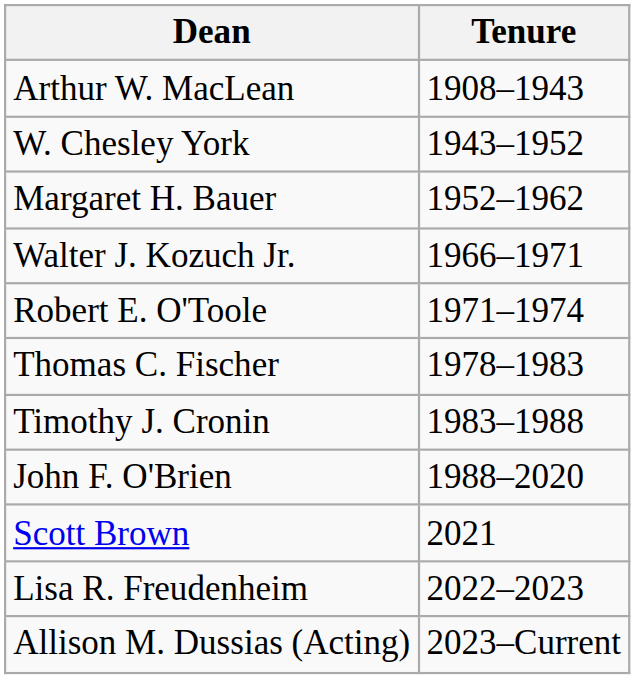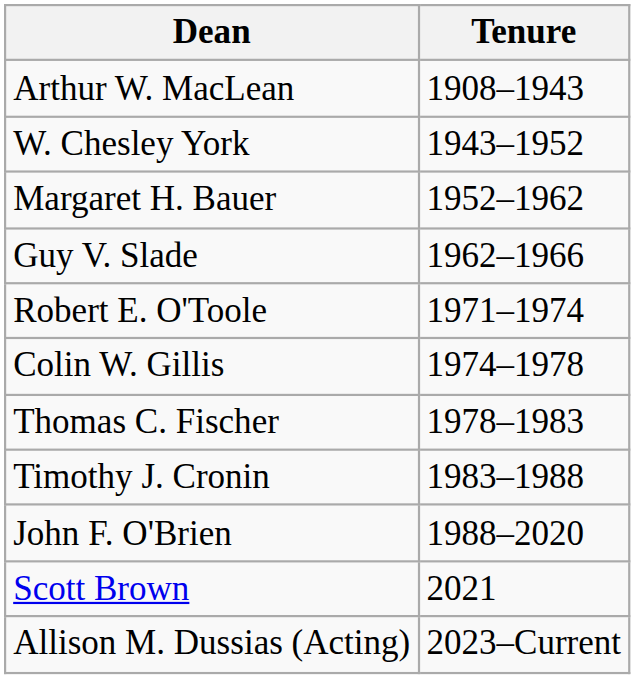+ row: (105, 254)
- row: (154, 254)
+ row: (119, 365)
- row: (161, 587)
